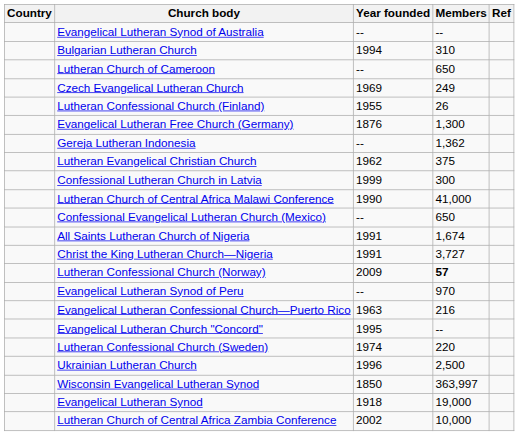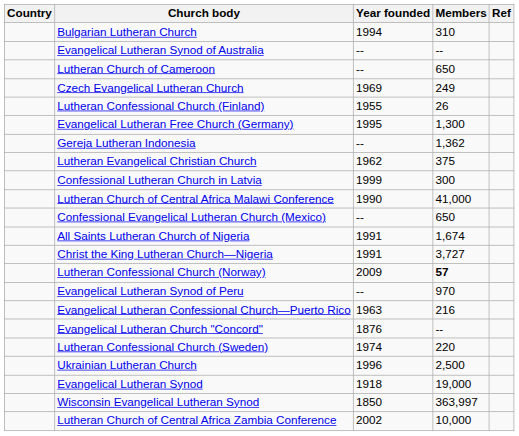rows swapped: (160, 32) <-> (127, 50)
(369, 124) 1876 -> (369, 124) 1995
(369, 328) 1995 -> (369, 328) 1876
rows swapped: (130, 402) <-> (158, 384)
